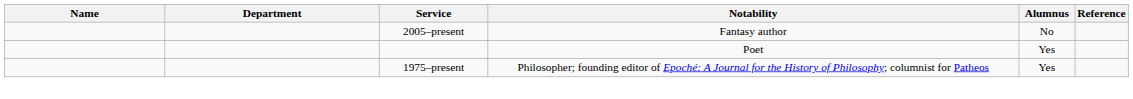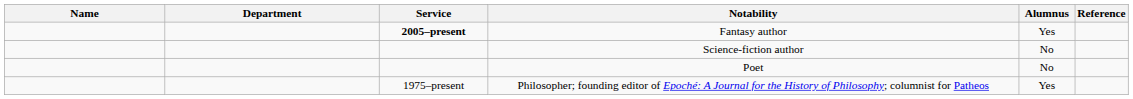(434, 31) normal -> (434, 31) bold
(1047, 31) No -> (1047, 31) Yes
+ row: (753, 49)
(1047, 49) Yes -> (1047, 67) No
